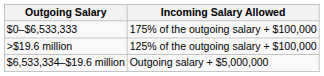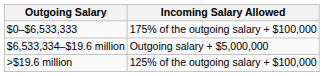rows swapped: (66, 63) <-> (39, 46)
